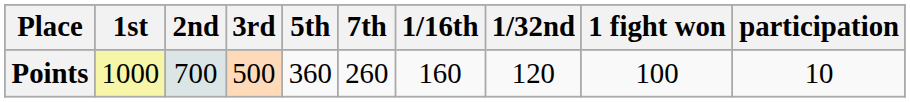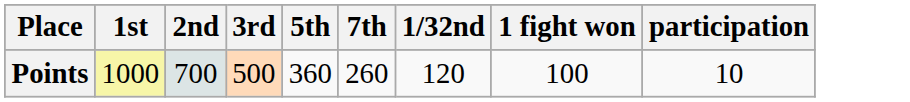- column: (440, 27)
